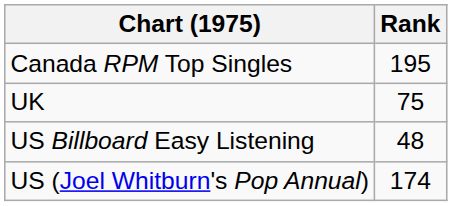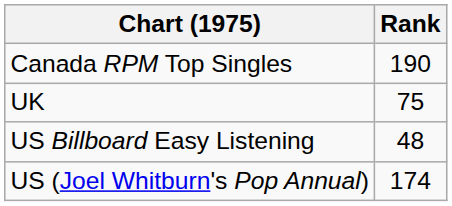(410, 63) 195 -> (410, 63) 190
